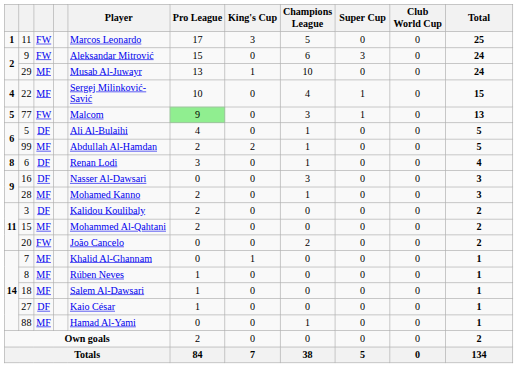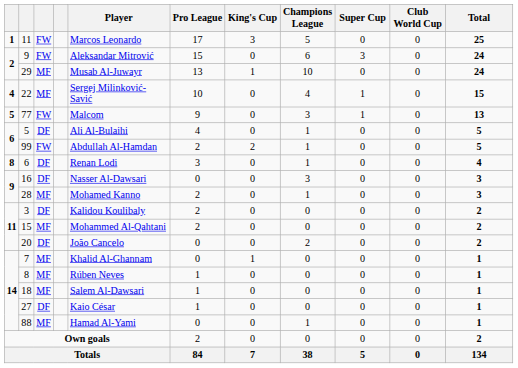(197, 115) lightgreen background -> (197, 115) no background
(44, 147) MF -> (44, 147) FW
(44, 242) FW -> (44, 242) DF
